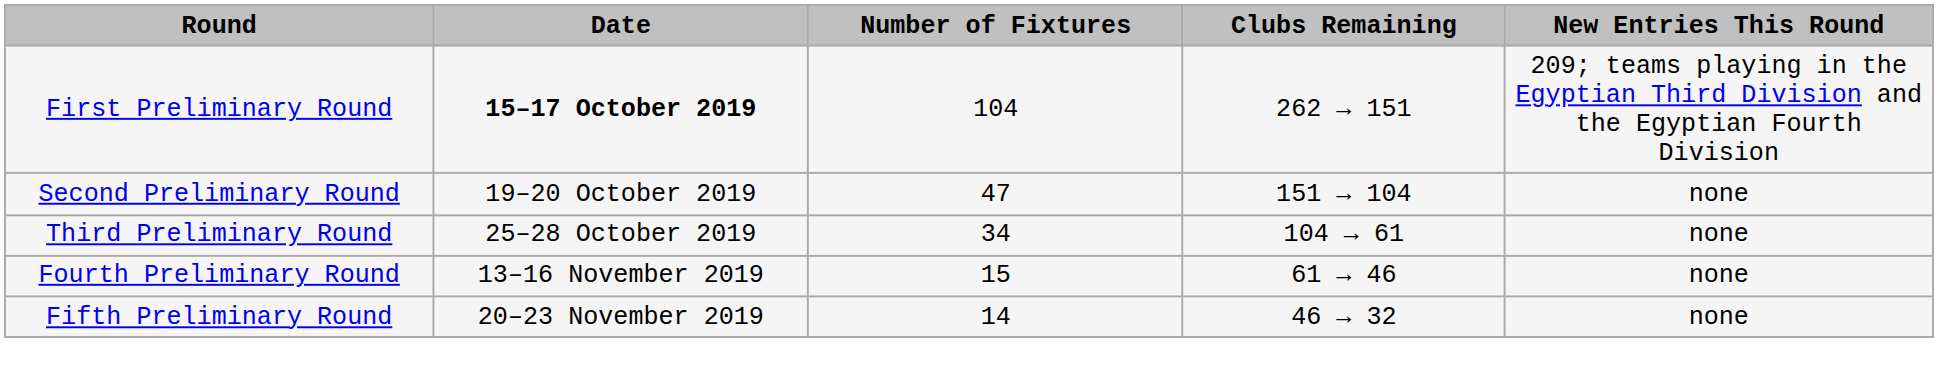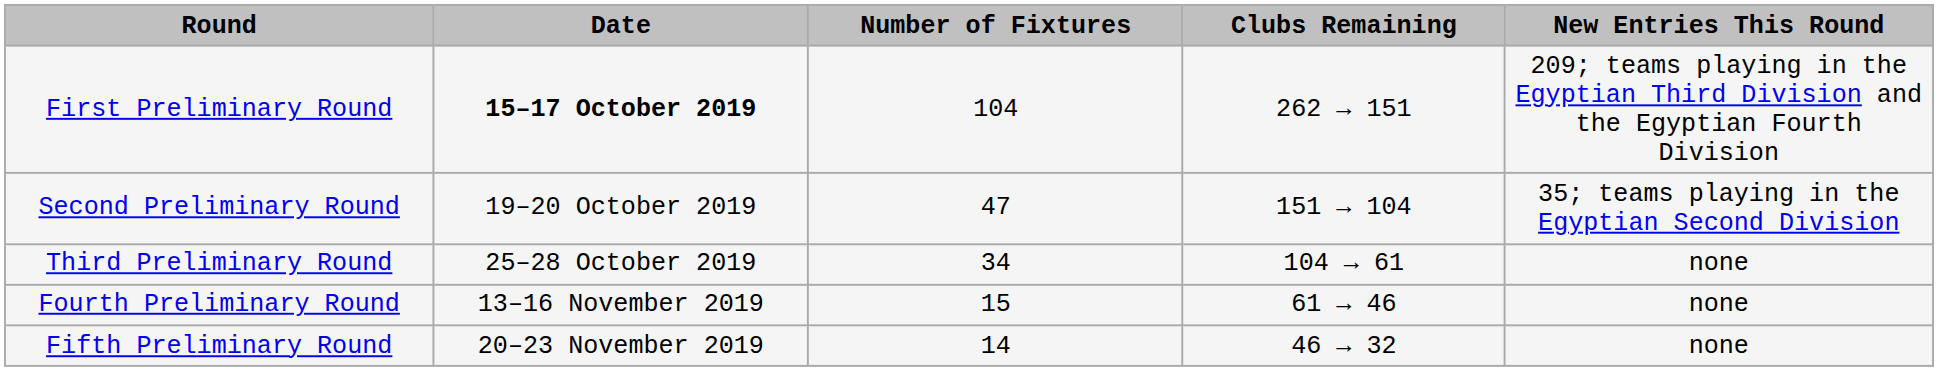(1719, 194) none -> (1719, 209) 35; teams playing in the Egyptian Second Division
